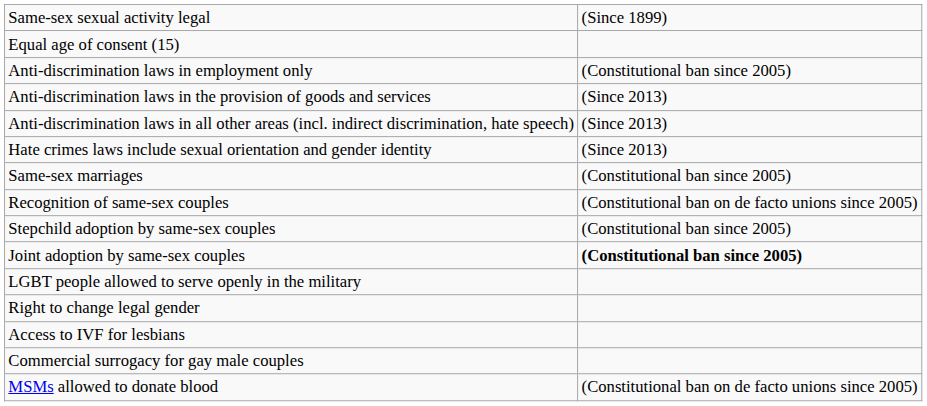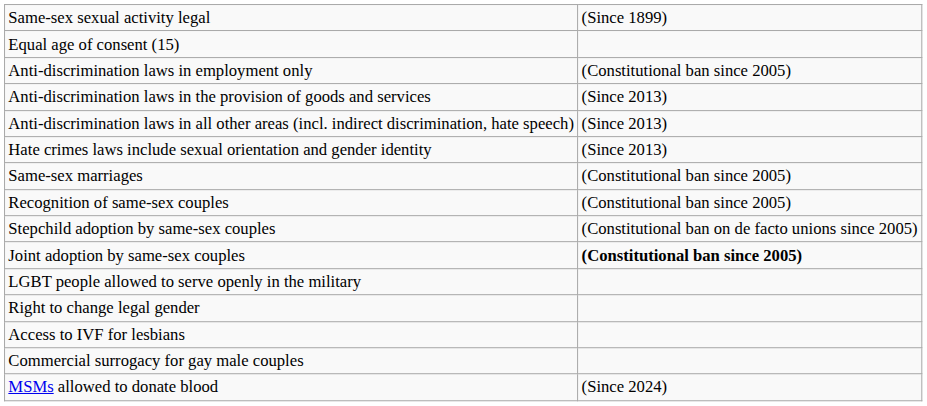(750, 202) (Constitutional ban on de facto unions since 2005) -> (686, 202) (Constitutional ban since 2005)
(686, 228) (Constitutional ban since 2005) -> (750, 228) (Constitutional ban on de facto unions since 2005)
(750, 387) (Constitutional ban on de facto unions since 2005) -> (624, 387) (Since 2024)
